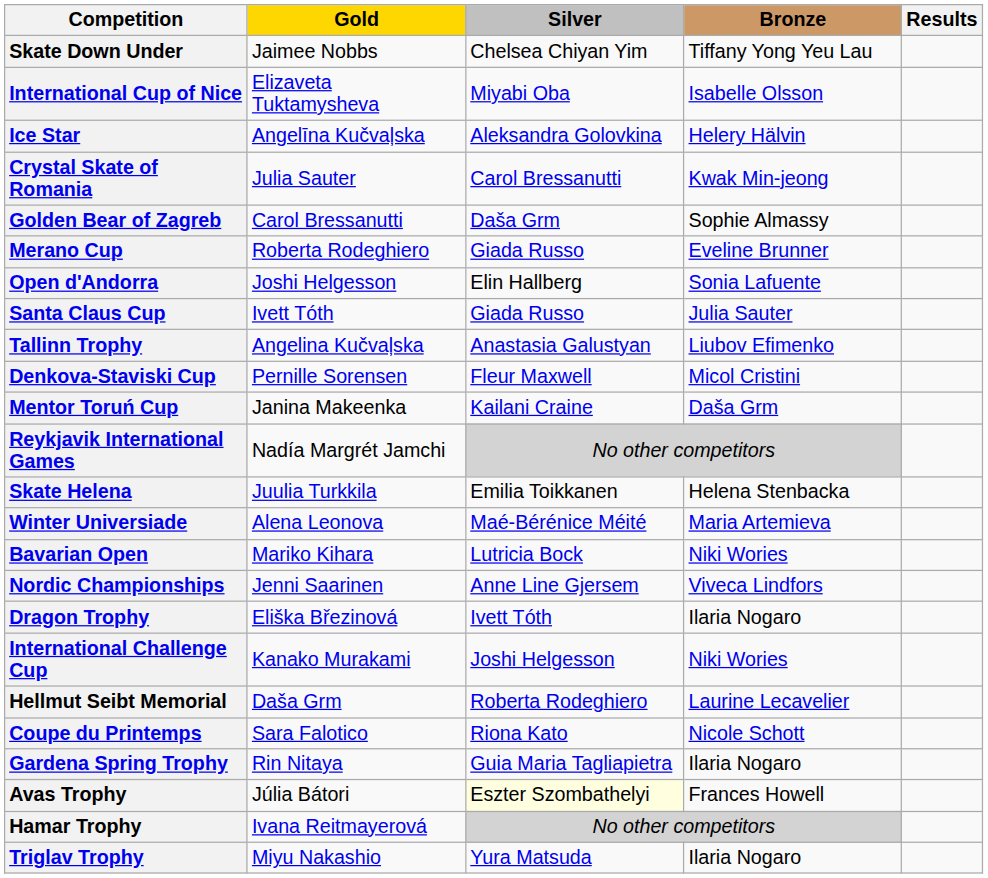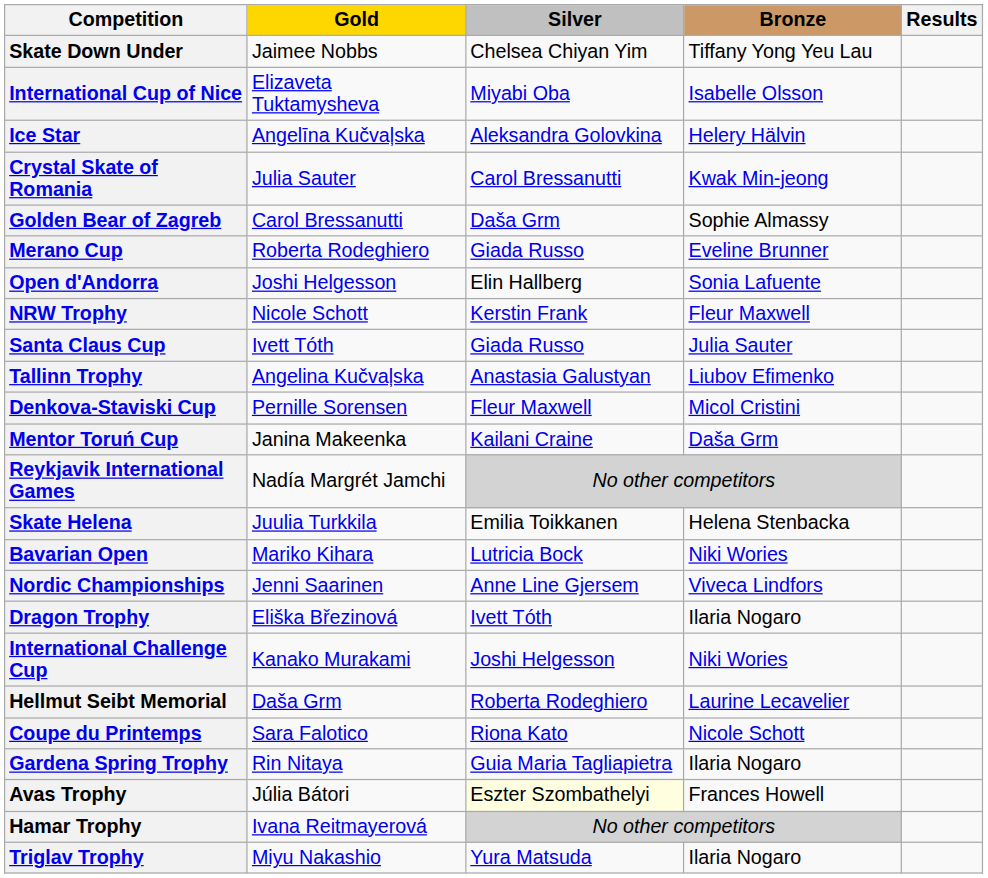+ row: (68, 314)
- row: (98, 523)
